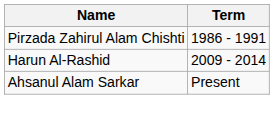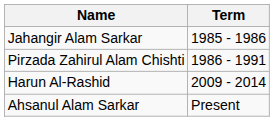+ row: (75, 37)
